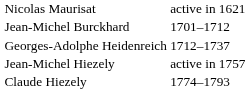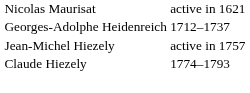- row: (67, 27)
